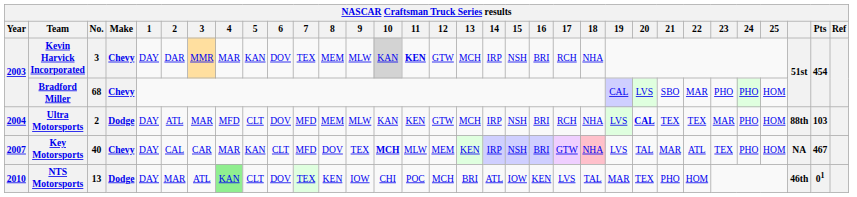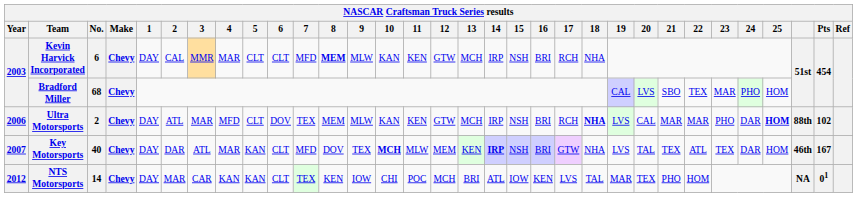(97, 58) 3 -> (97, 58) 6
(175, 58) DAR -> (175, 58) CAL
(255, 58) KAN -> (255, 58) CLT
(281, 58) DOV -> (281, 58) CLT
(306, 58) TEX -> (306, 58) MFD
(332, 58) normal -> (333, 58) bold
(388, 58) lightgrey background -> (389, 58) no background
(415, 58) bold -> (417, 58) normal
(697, 92) MAR -> (698, 92) TEX
(724, 92) PHO -> (725, 92) MAR
(16, 121) 2004 -> (16, 121) 2006
(121, 121) Dodge -> (121, 121) Chevy
(306, 121) MFD -> (306, 121) TEX
(593, 121) normal -> (595, 121) bold
(644, 121) bold -> (646, 121) normal
(670, 121) TEX -> (671, 121) MAR
(697, 121) TEX -> (698, 121) MAR
(724, 121) MAR -> (725, 121) PHO
(749, 121) PHO -> (750, 121) DAR
(774, 121) normal -> (777, 121) bold
(820, 121) 103 -> (824, 121) 102
(175, 149) CAL -> (175, 149) DAR
(202, 149) CAR -> (202, 149) ATL
(494, 149) normal -> (496, 149) bold
(593, 149) pink background -> (595, 149) no background
(670, 149) MAR -> (671, 149) TEX
(749, 149) PHO -> (750, 149) DAR
(799, 149) NA -> (803, 149) 46th
(820, 149) 467 -> (824, 149) 167
(16, 178) 2010 -> (16, 178) 2012
(97, 178) 13 -> (97, 178) 14
(121, 178) Dodge -> (121, 178) Chevy
(202, 178) ATL -> (202, 178) CAR
(229, 178) lightgreen background -> (229, 178) no background
(255, 178) CLT -> (255, 178) KAN
(281, 178) DOV -> (281, 178) CLT
(799, 178) 46th -> (803, 178) NA
